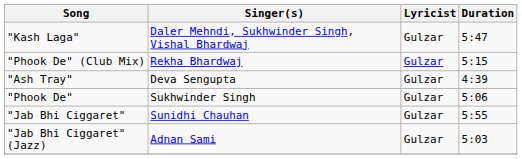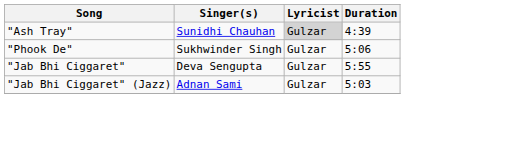- row: (43, 37)
- row: (76, 62)
(193, 79) Deva Sengupta -> (226, 31) Sunidhi Chauhan
(424, 79) no background -> (307, 31) lightgrey background
(200, 115) Sunidhi Chauhan -> (219, 67) Deva Sengupta
